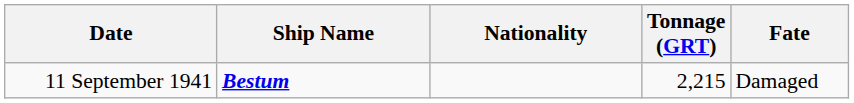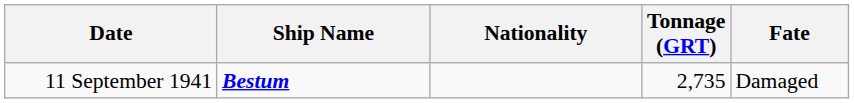(701, 80) 2,215 -> (701, 80) 2,735
